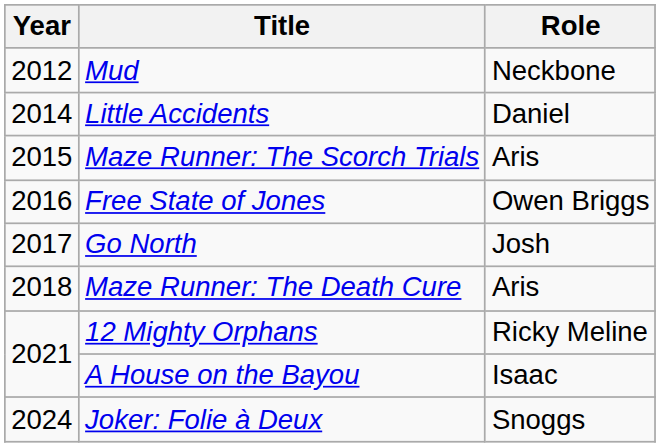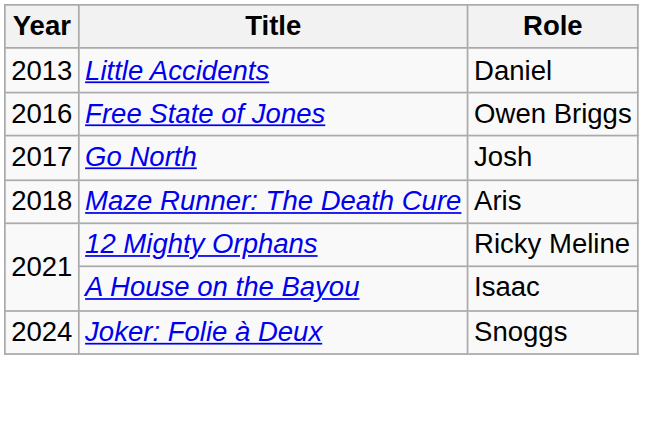- row: (112, 69)
(42, 113) 2014 -> (42, 69) 2013
- row: (282, 157)
